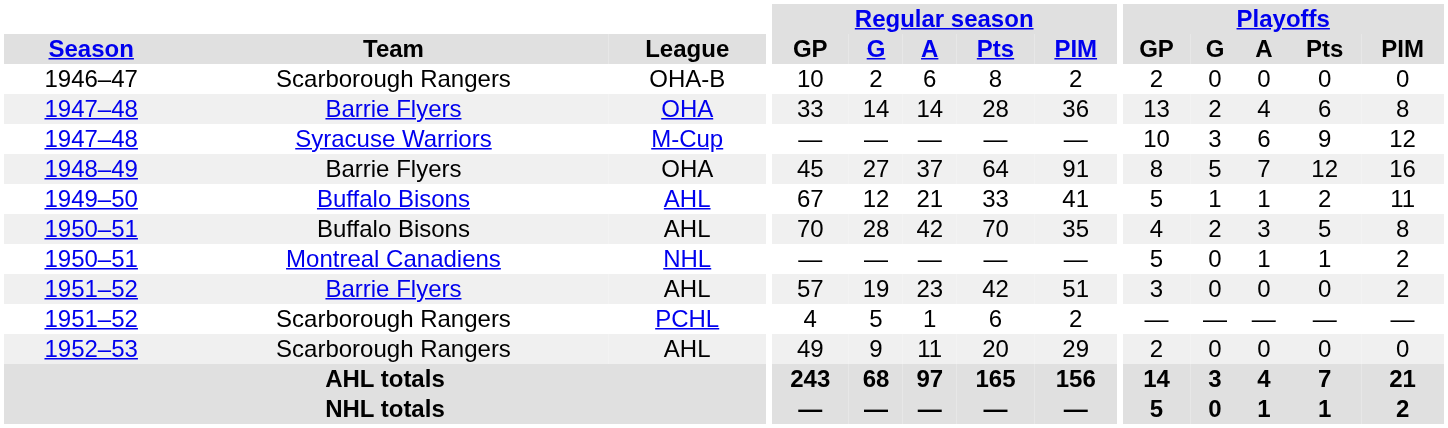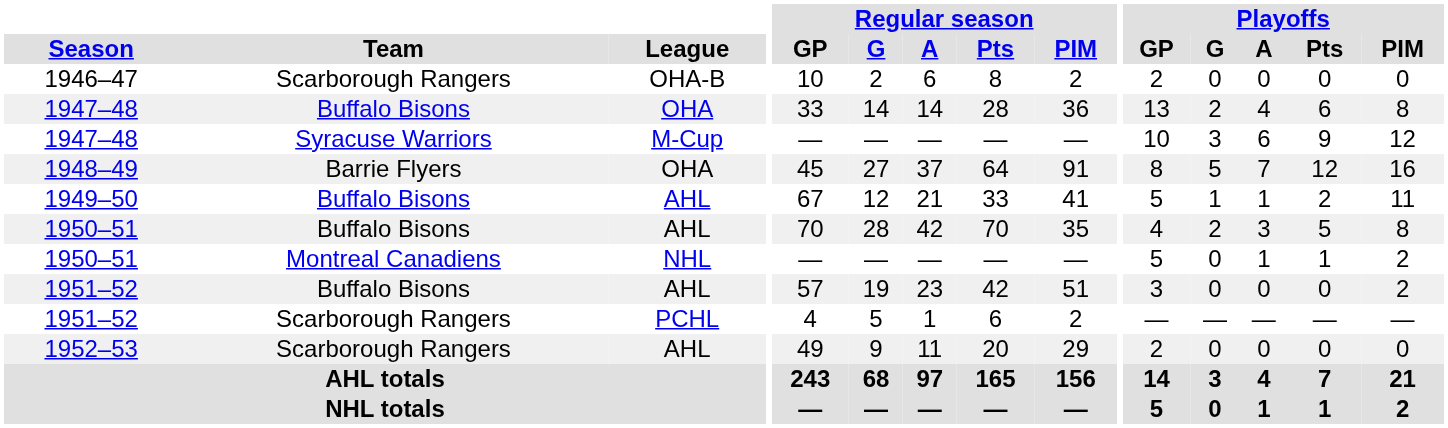(393, 108) Barrie Flyers -> (393, 108) Buffalo Bisons
(393, 288) Barrie Flyers -> (393, 288) Buffalo Bisons
